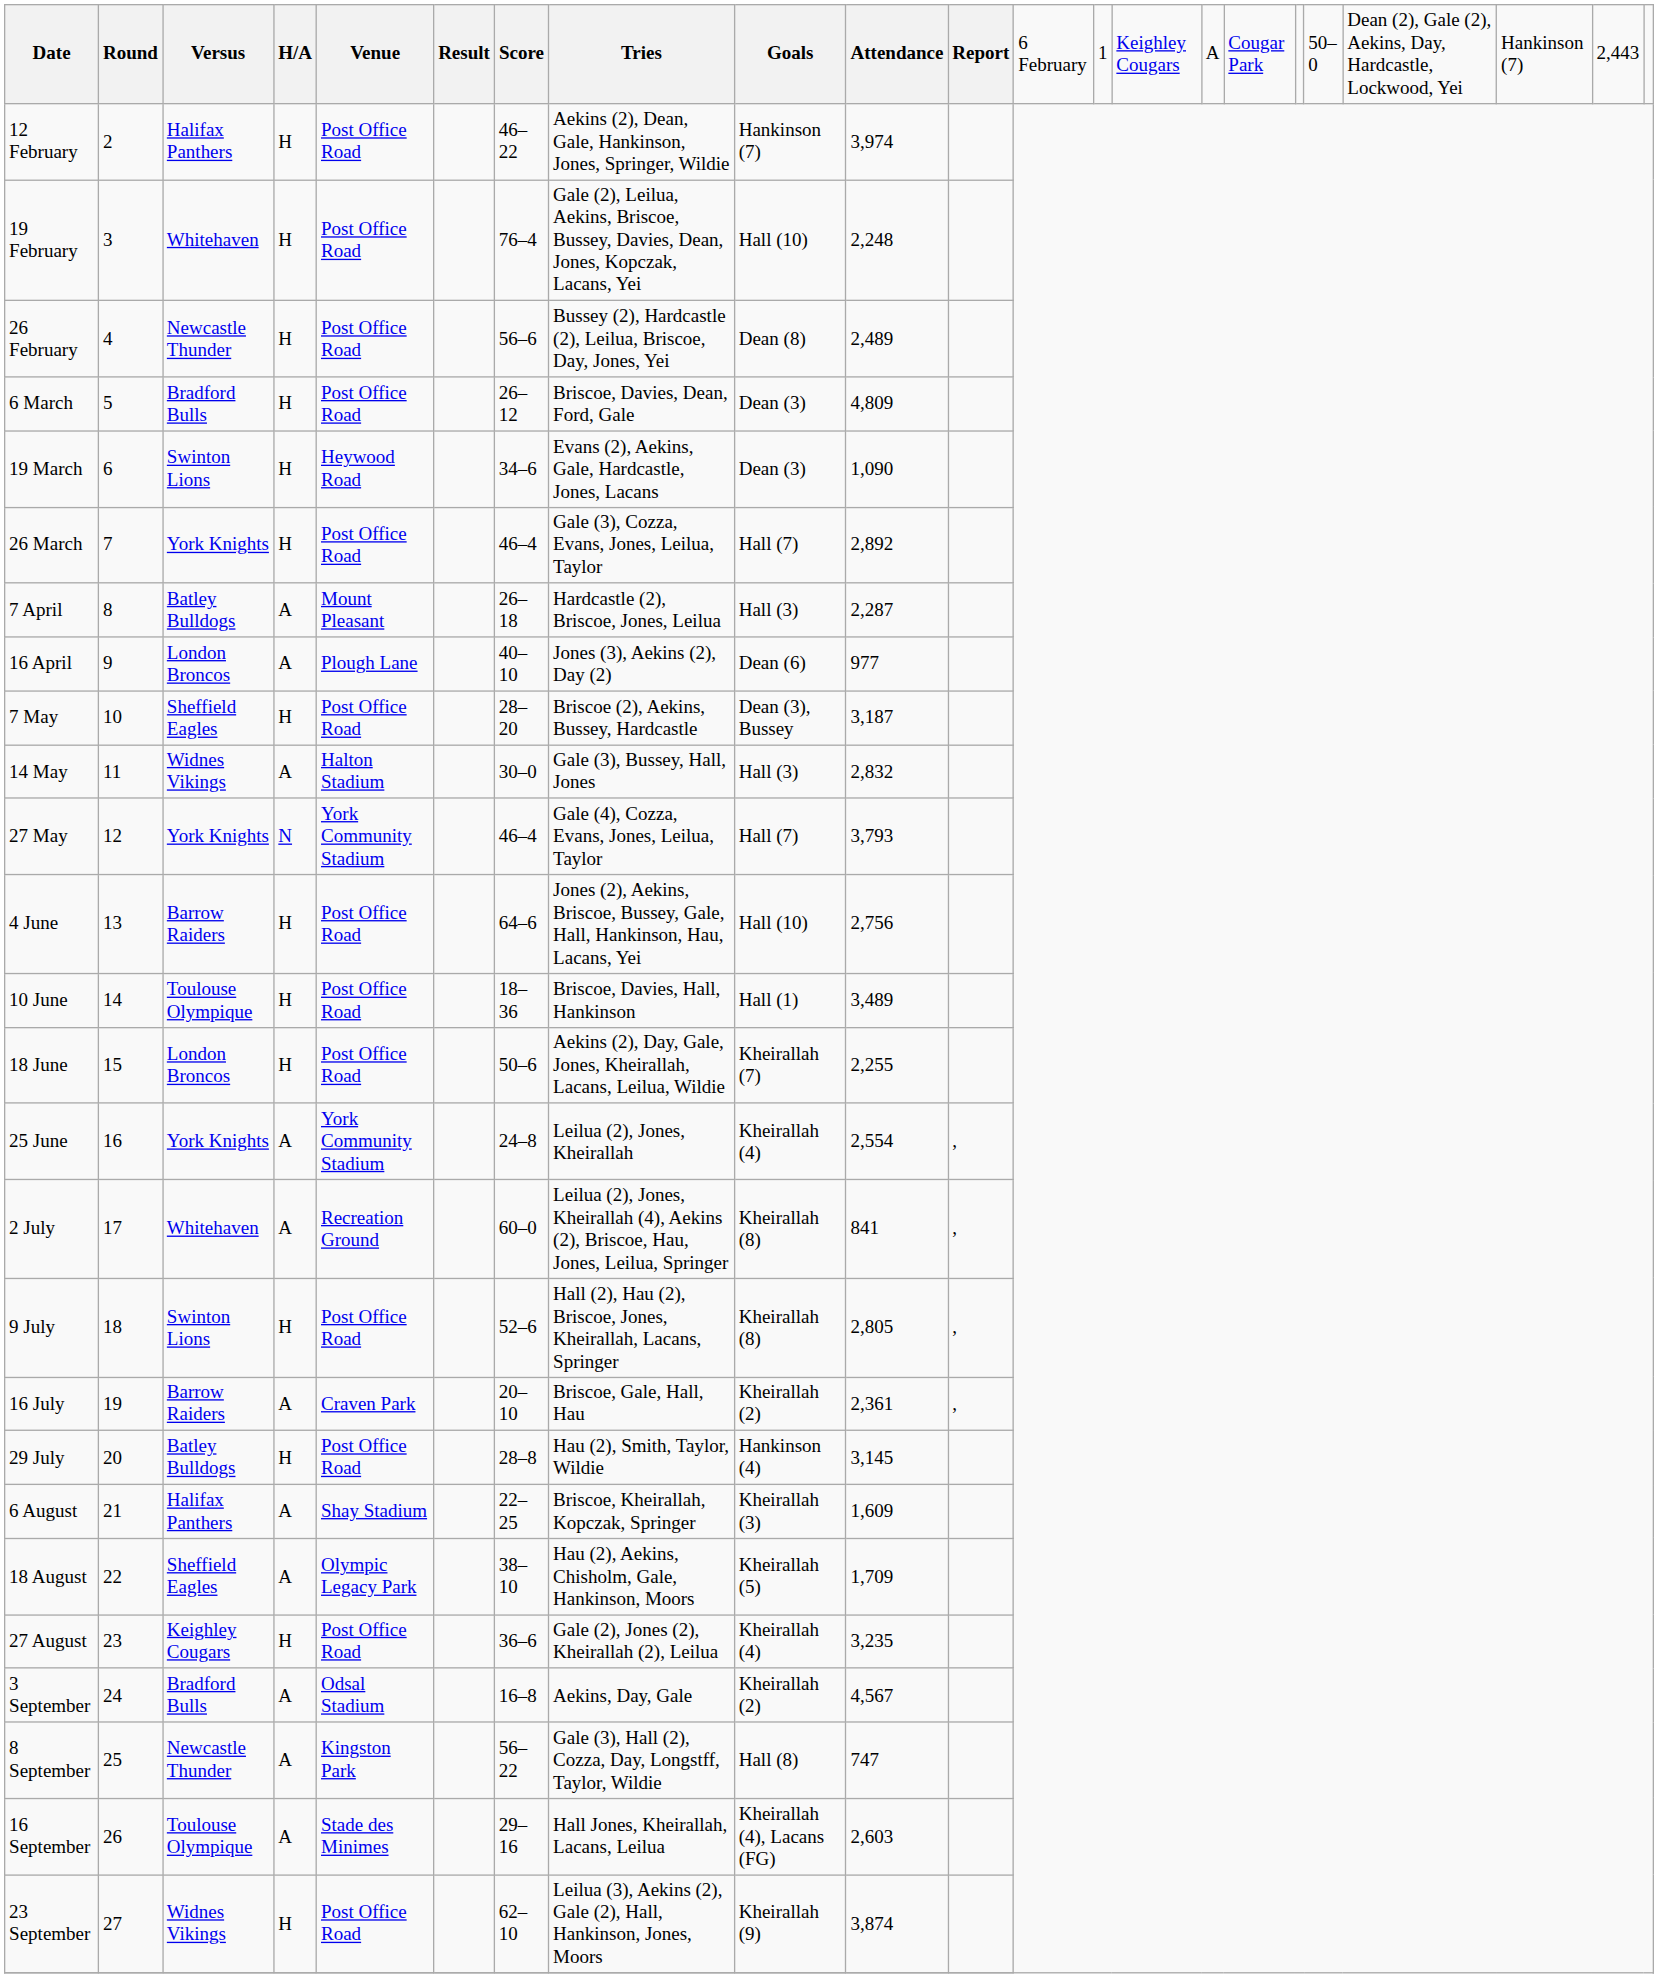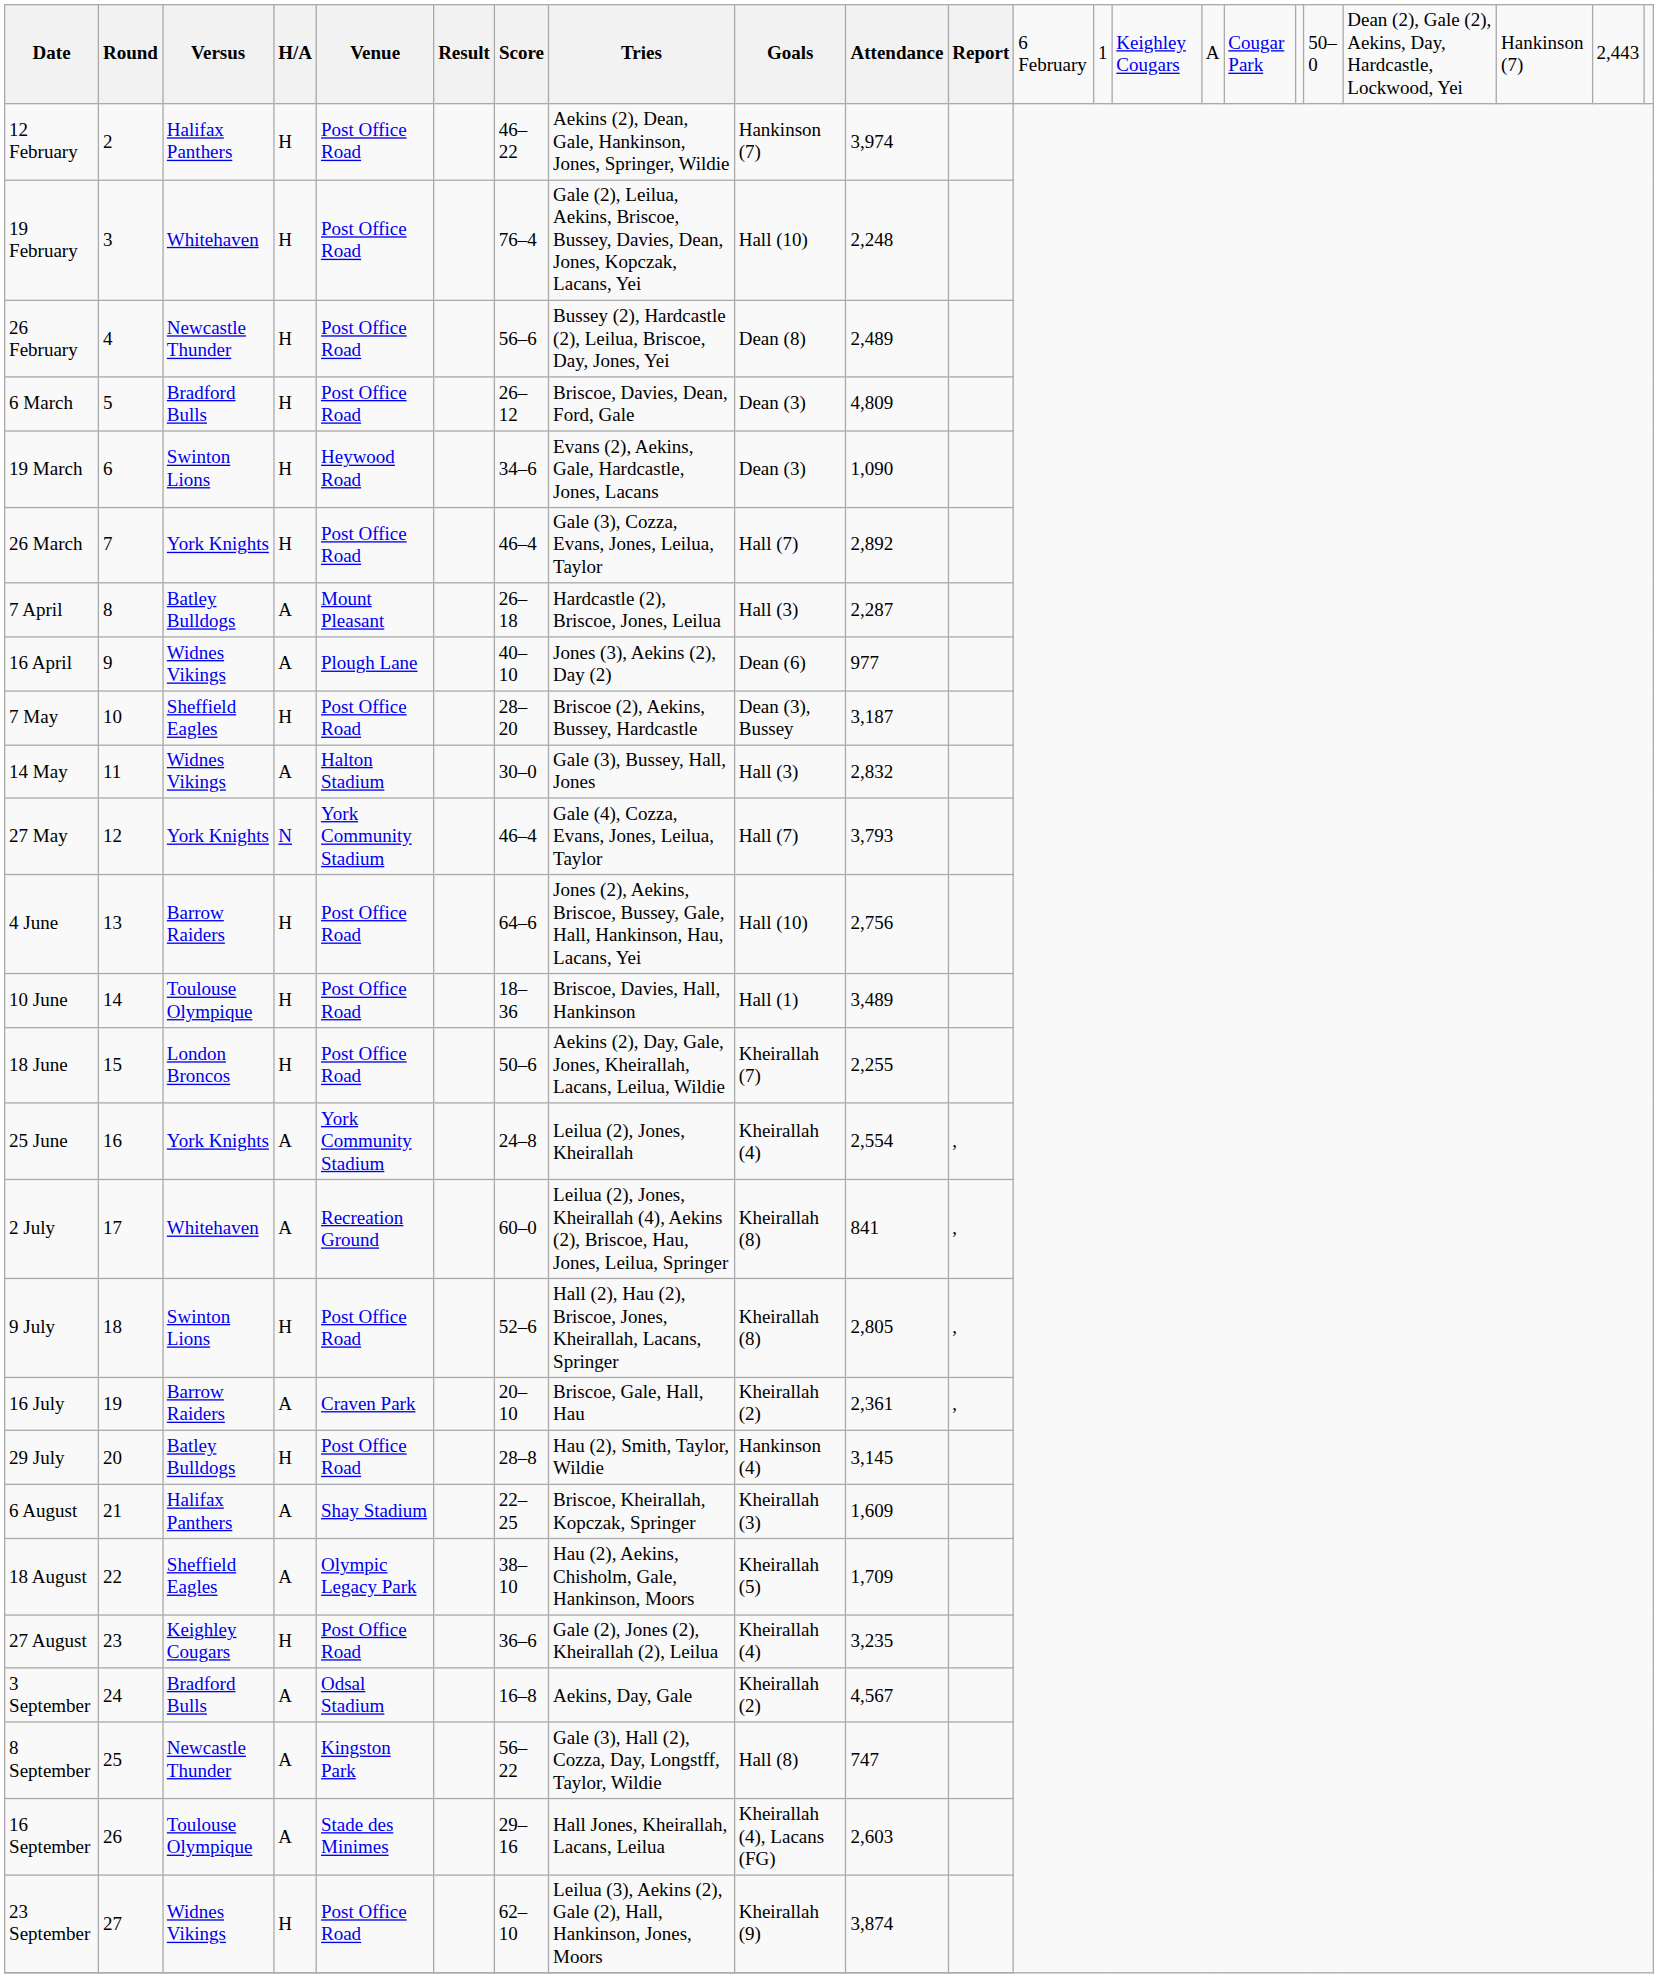(199, 664) London Broncos -> (196, 664) Widnes Vikings
